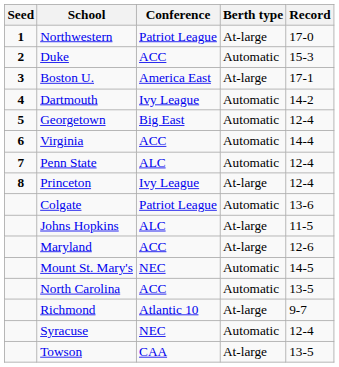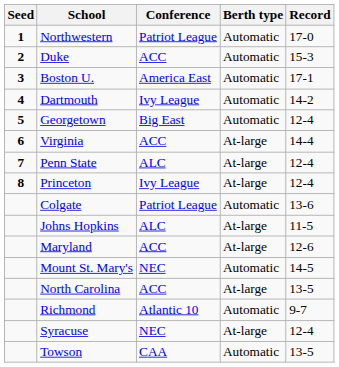(245, 36) At-large -> (251, 36) Automatic
(245, 78) At-large -> (251, 78) Automatic
(251, 141) Automatic -> (245, 141) At-large
(251, 162) Automatic -> (245, 162) At-large
(251, 288) Automatic -> (245, 288) At-large
(245, 309) At-large -> (251, 309) Automatic
(251, 330) Automatic -> (245, 330) At-large
(245, 352) At-large -> (251, 352) Automatic
